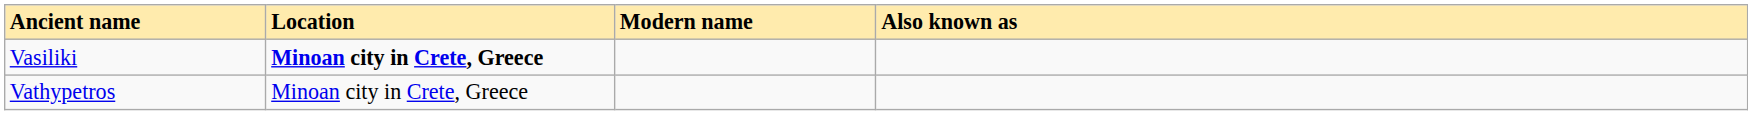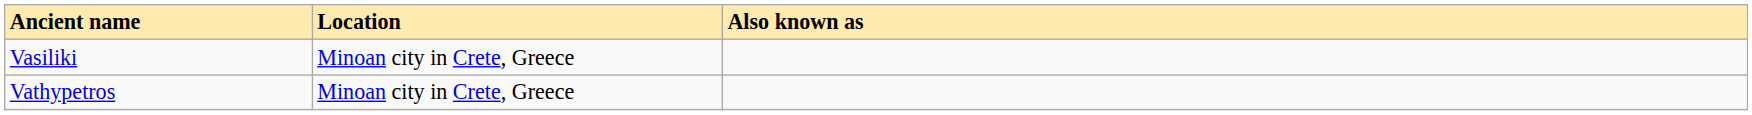- column: (686, 22)
(407, 57) bold -> (446, 57) normal
